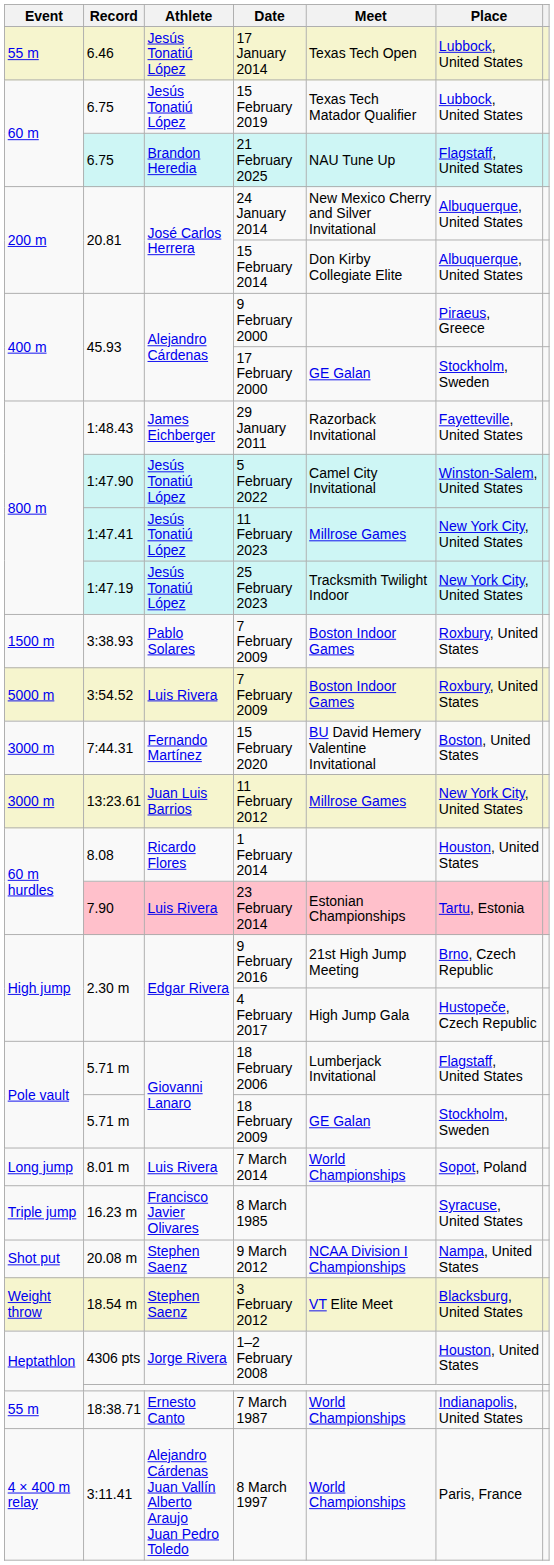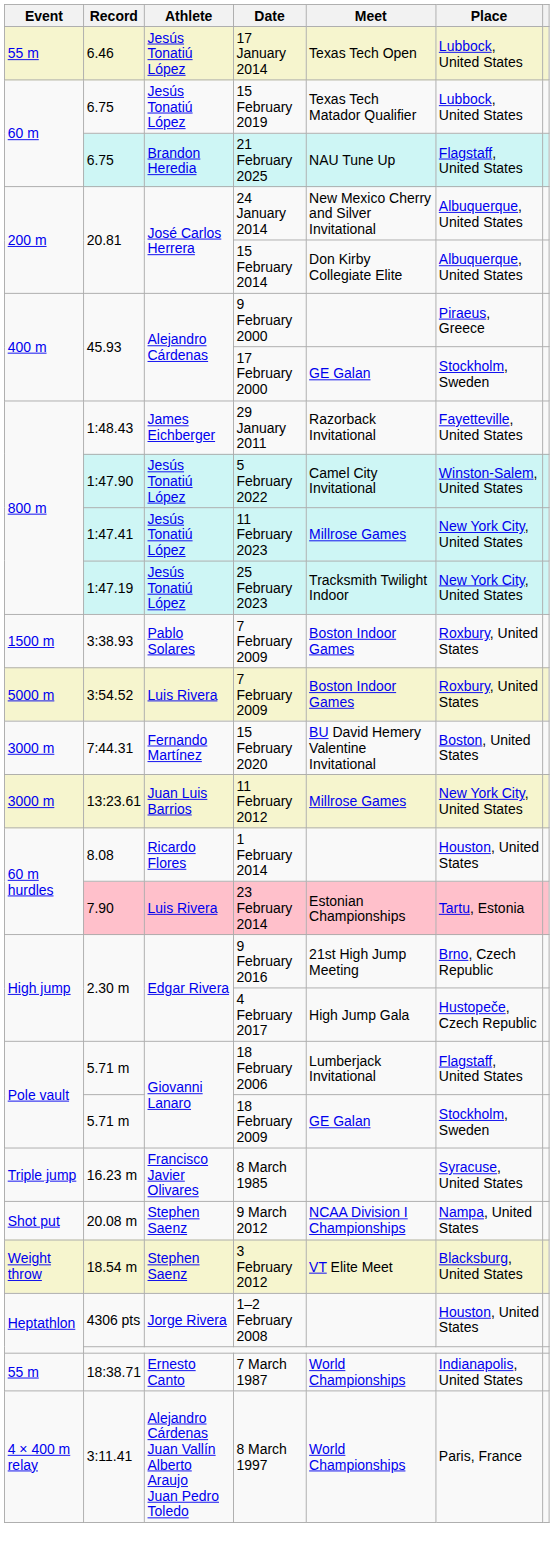- row: (108, 1167)
